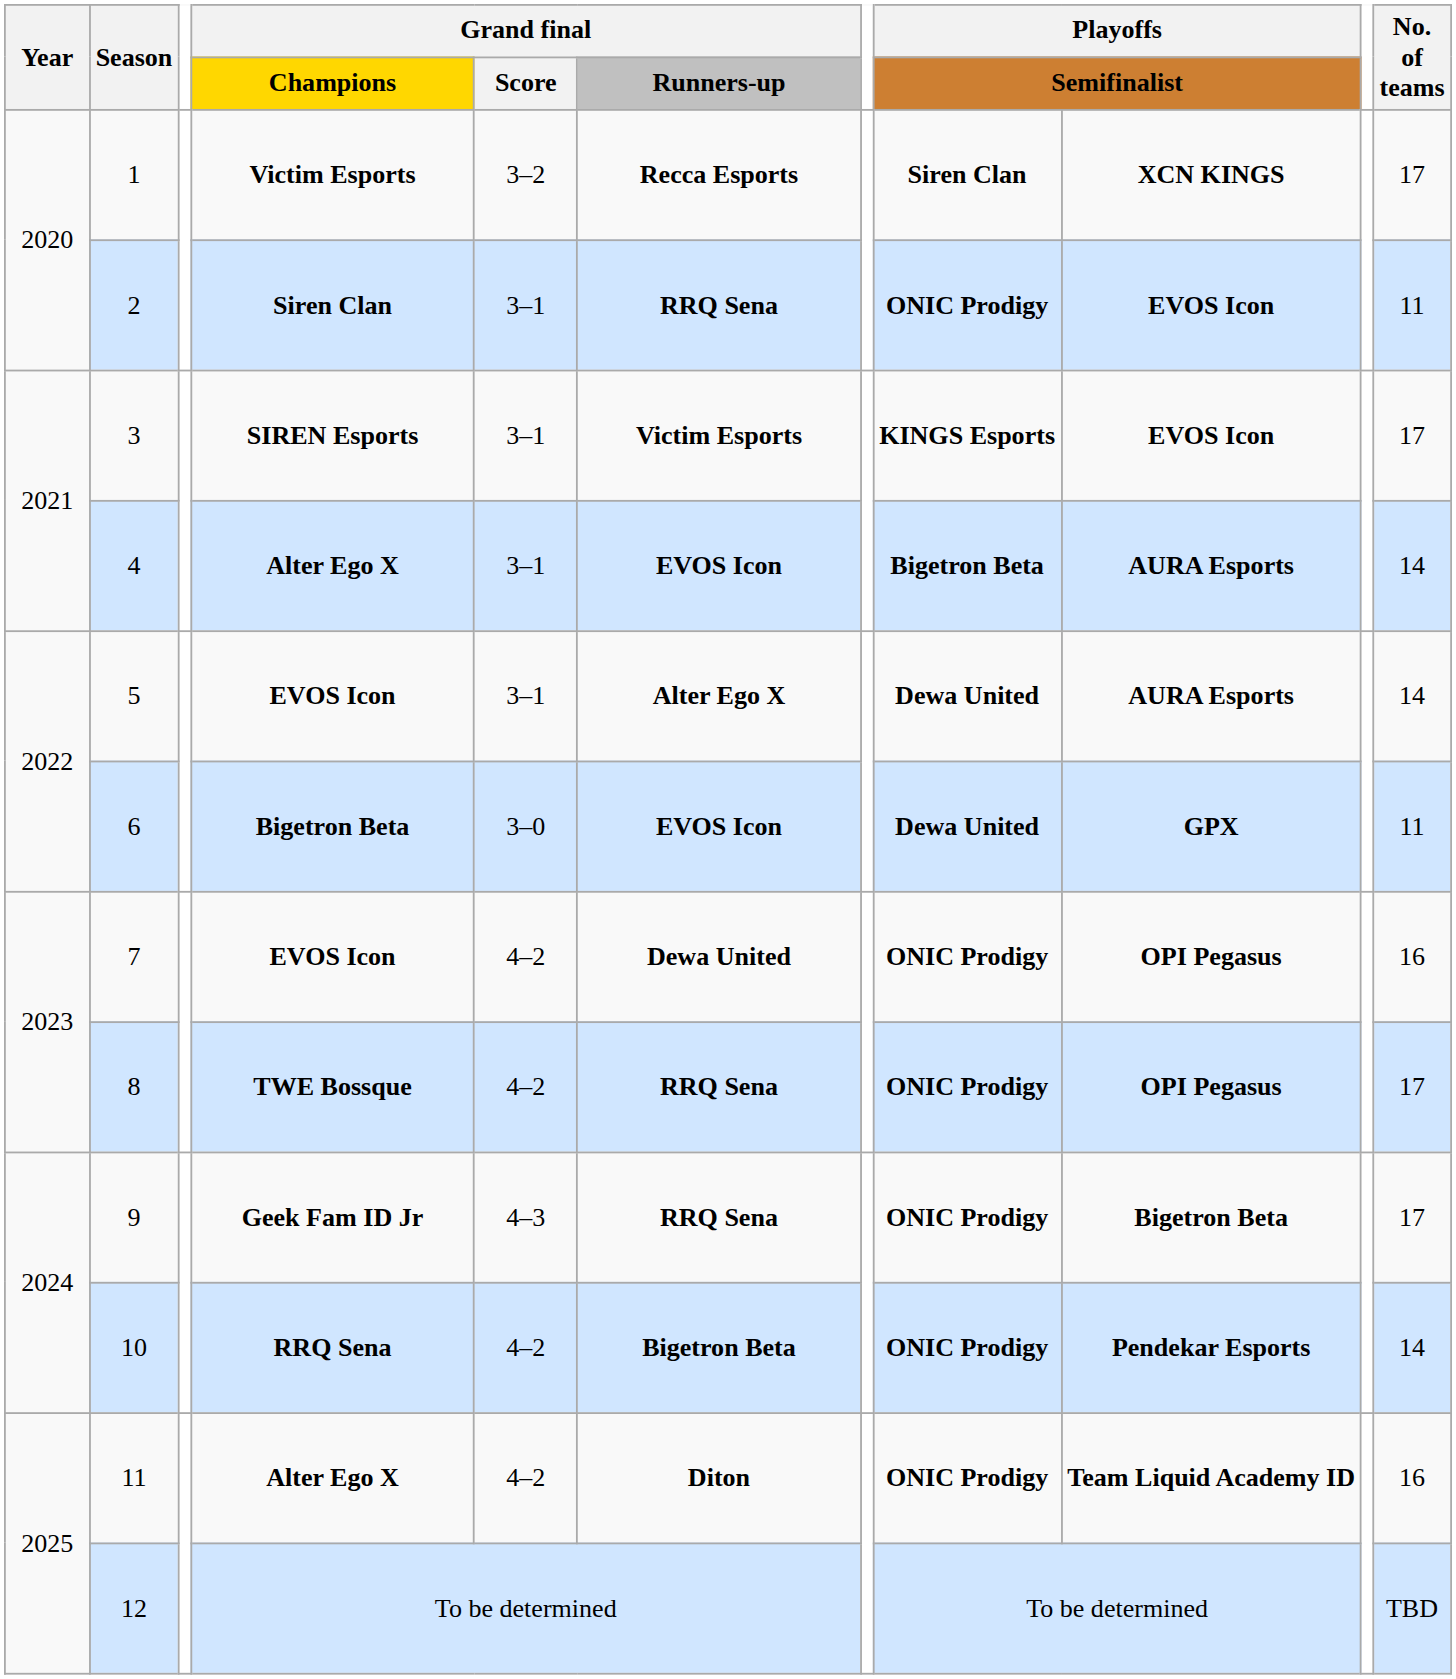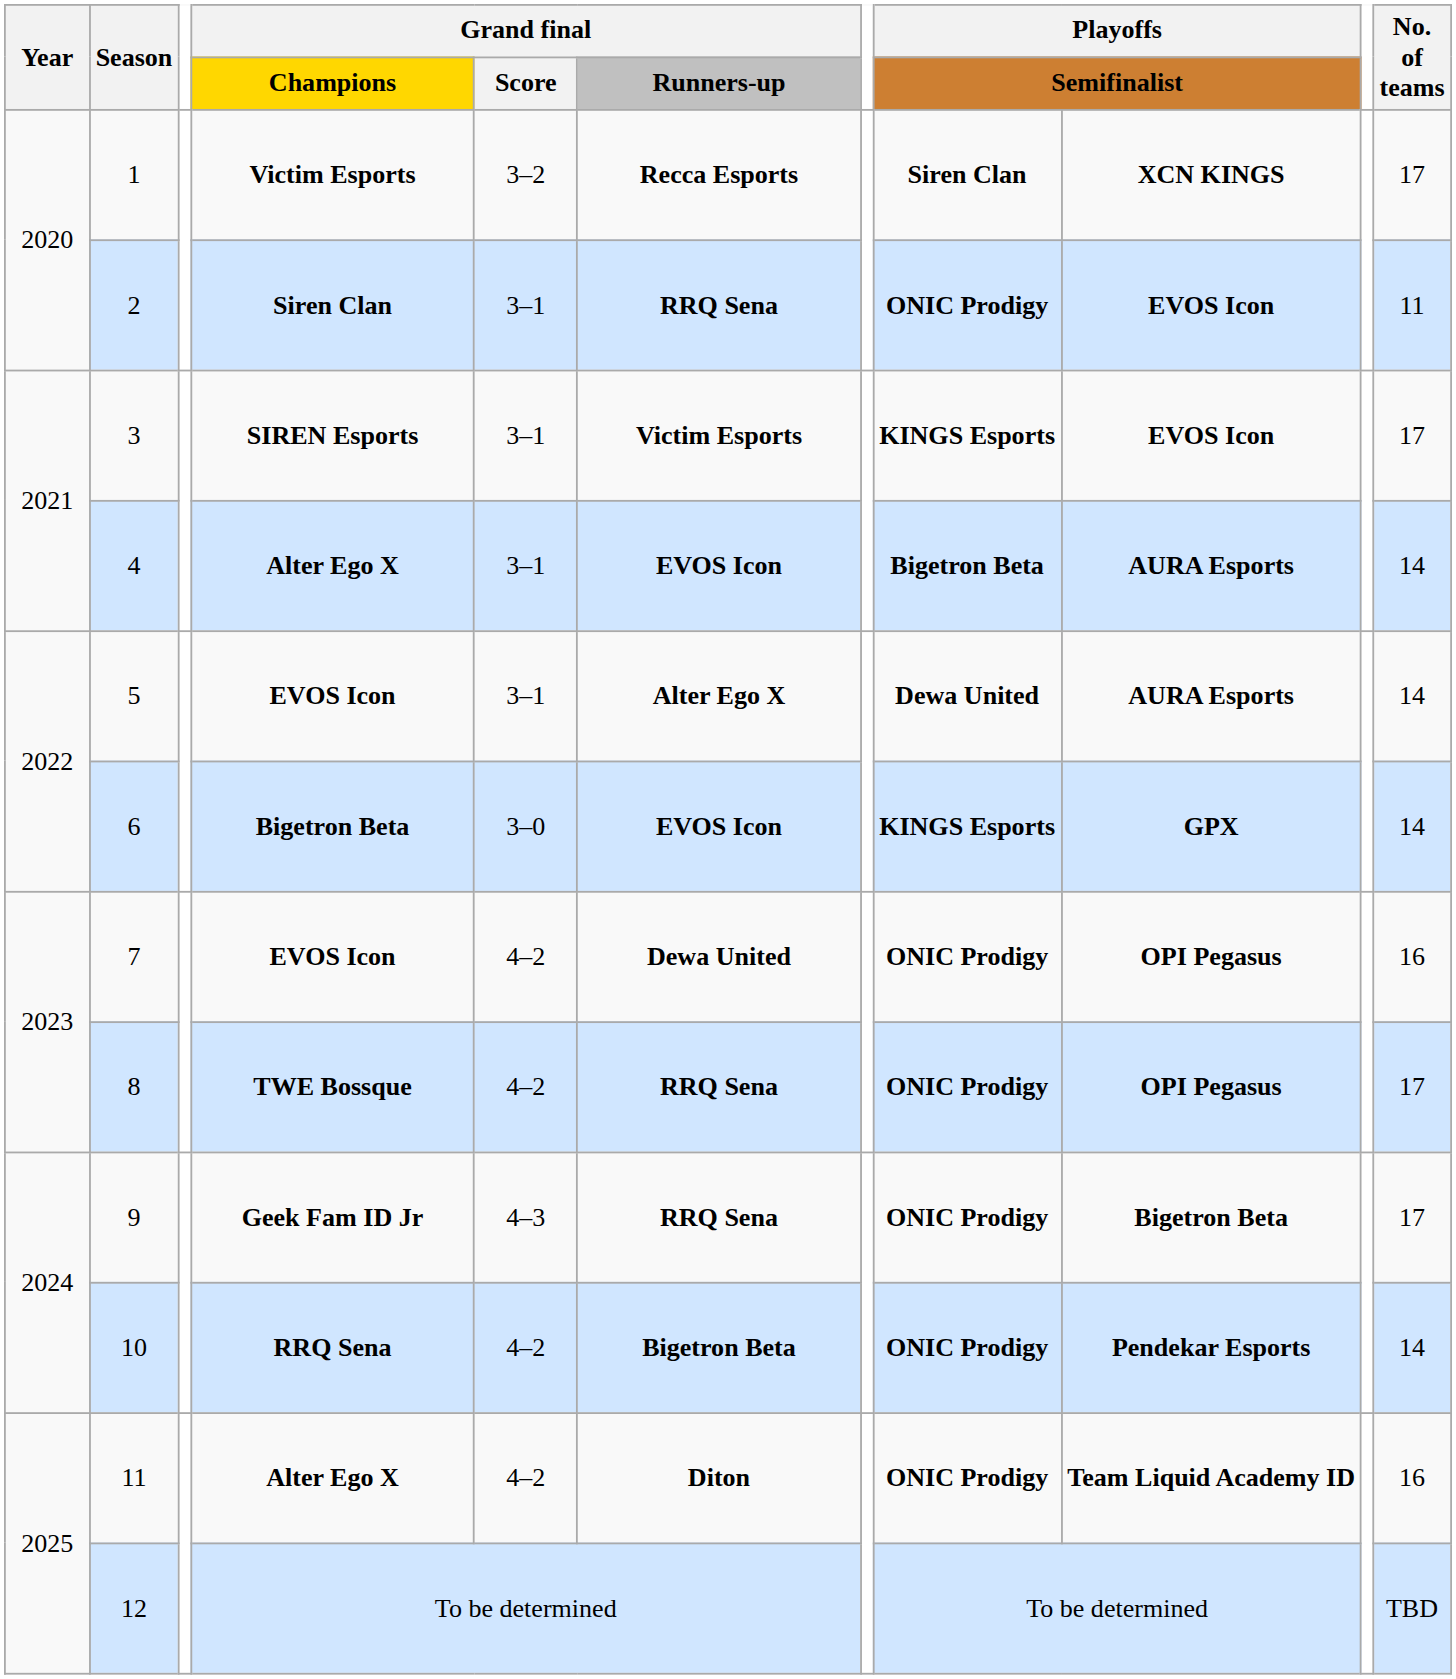(967, 826) Dewa United -> (967, 826) KINGS Esports
(1412, 826) 11 -> (1412, 826) 14
